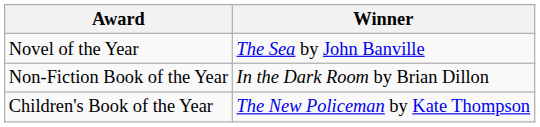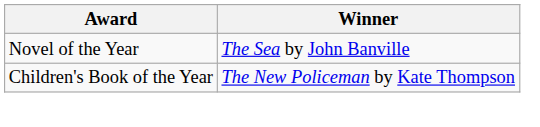- row: (118, 77)
